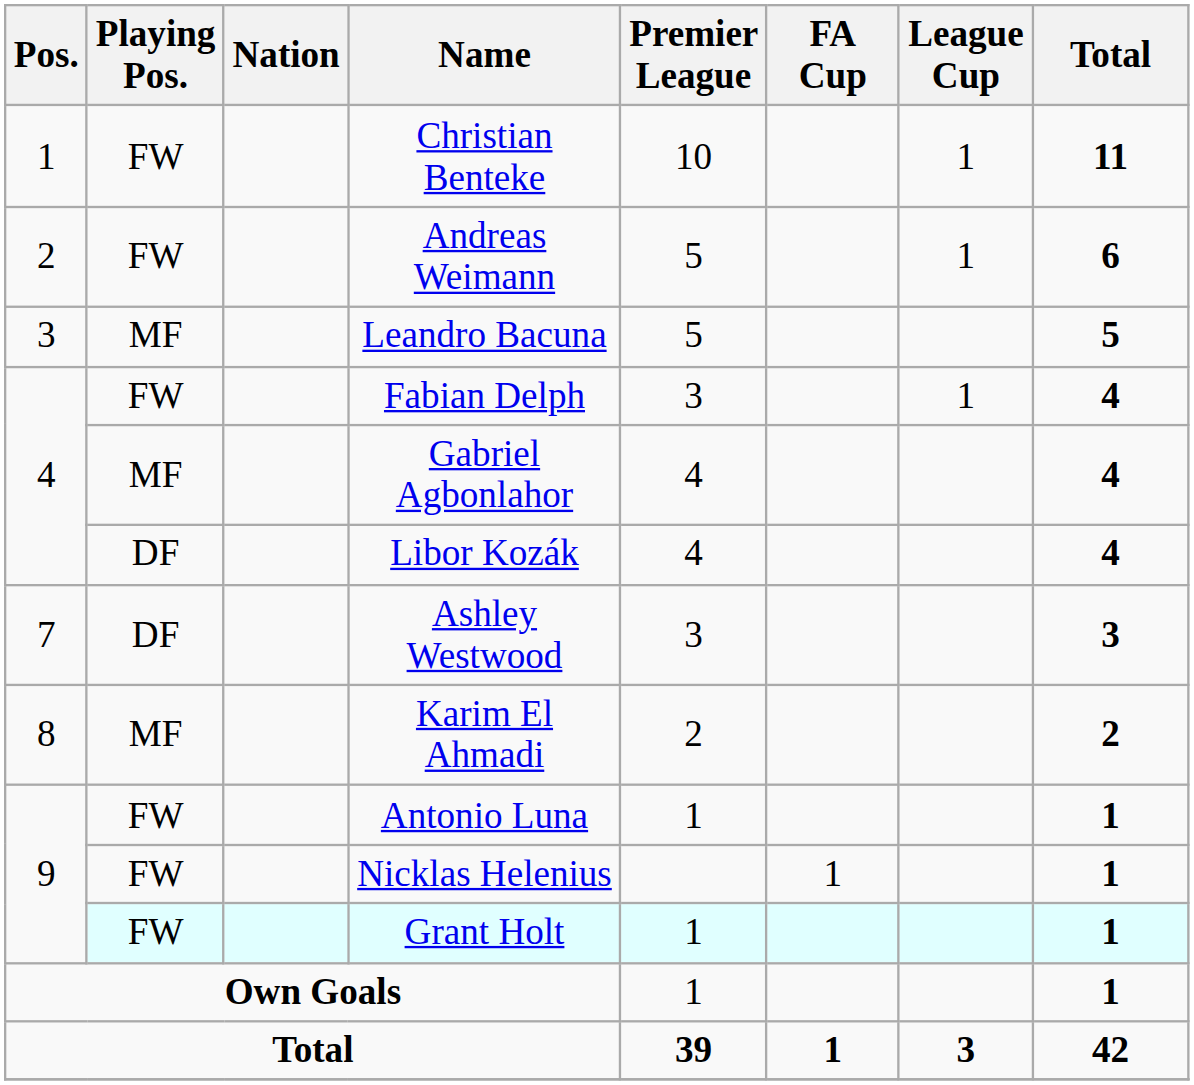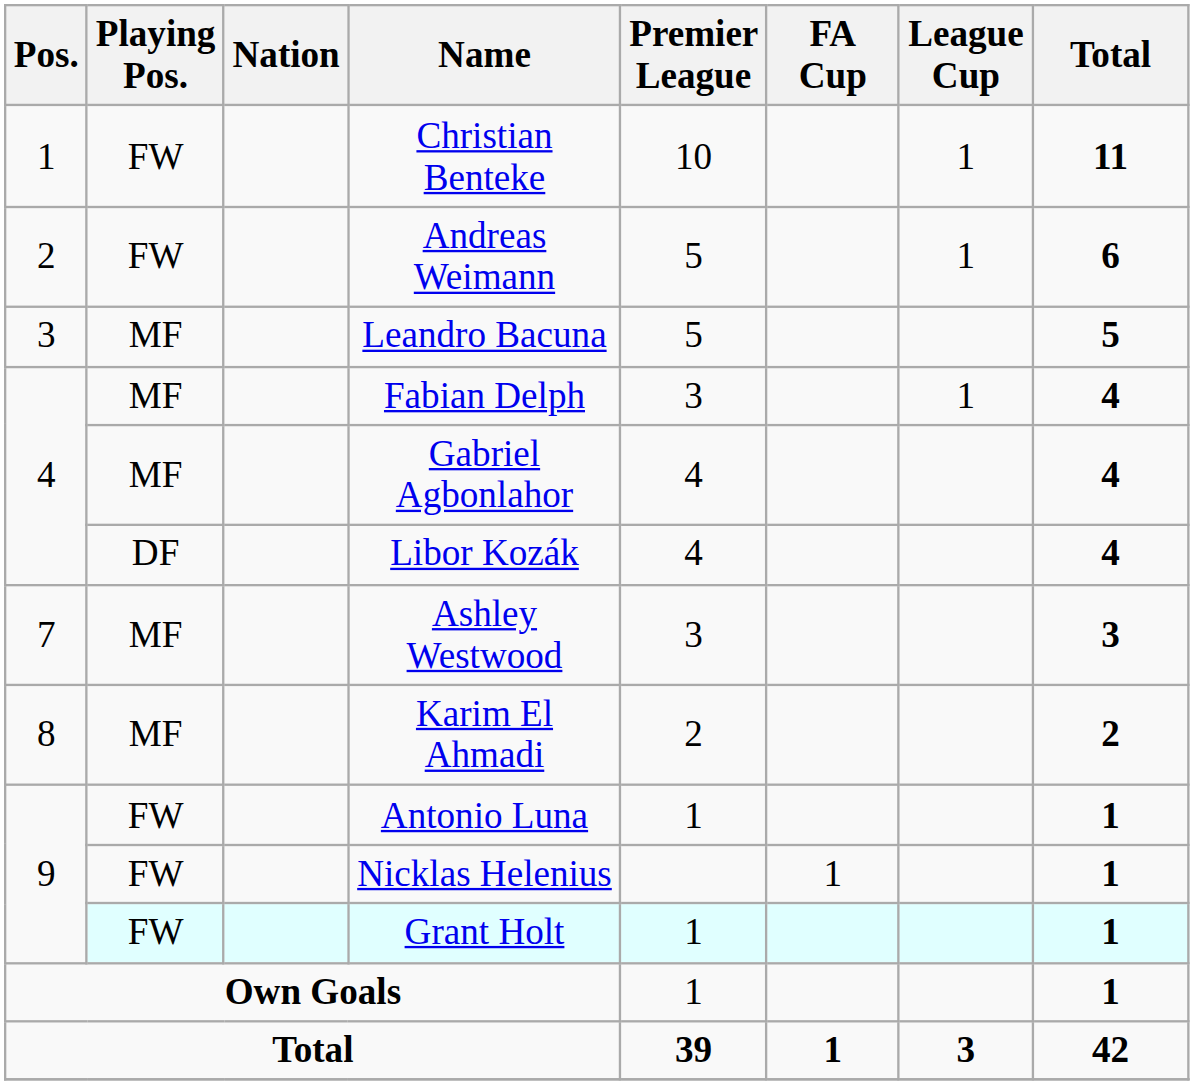(156, 394) FW -> (156, 394) MF
(156, 633) DF -> (156, 633) MF
